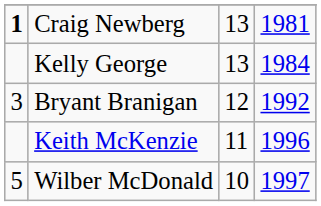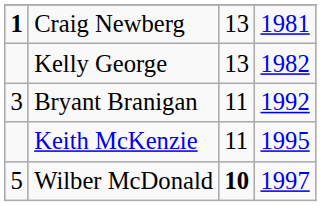(285, 63) 1984 -> (285, 63) 1982
(237, 102) 12 -> (236, 102) 11
(285, 141) 1996 -> (285, 141) 1995
(237, 180) normal -> (237, 180) bold
